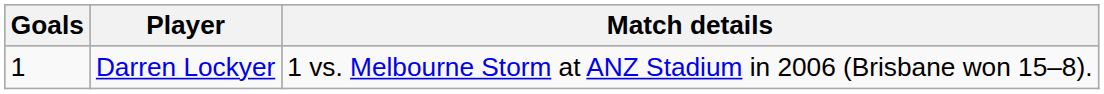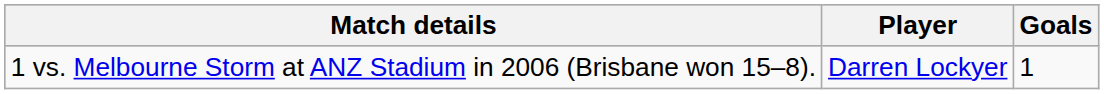columns swapped: (47, 25) <-> (690, 25)
